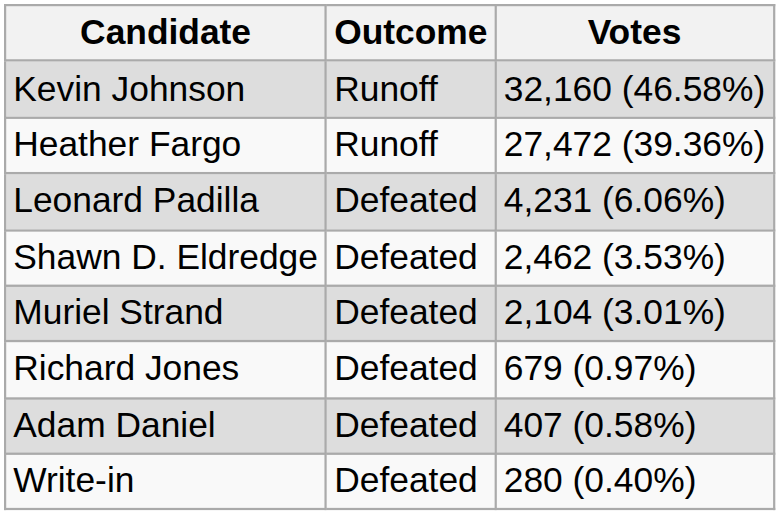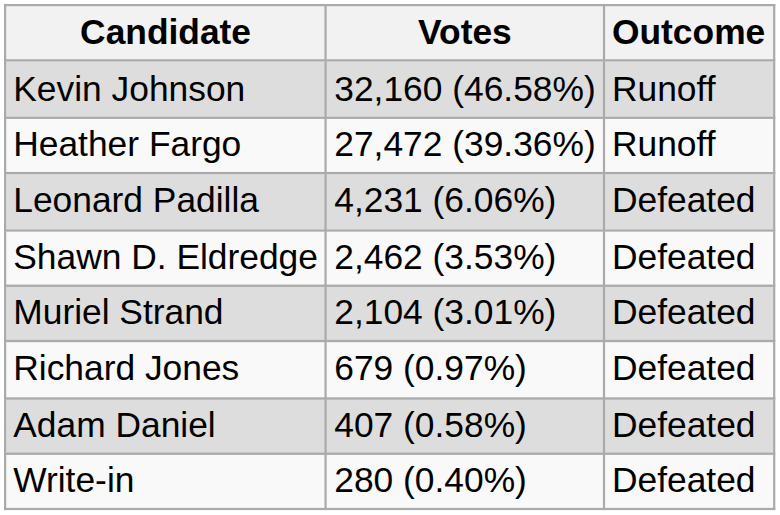columns swapped: (634, 32) <-> (411, 32)
